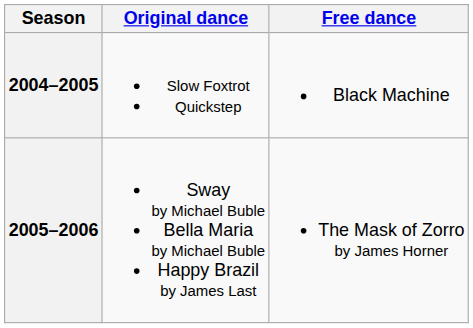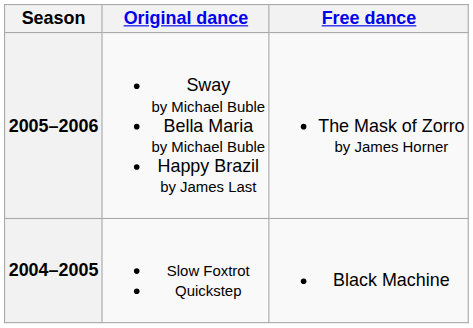rows swapped: (54, 230) <-> (54, 85)
